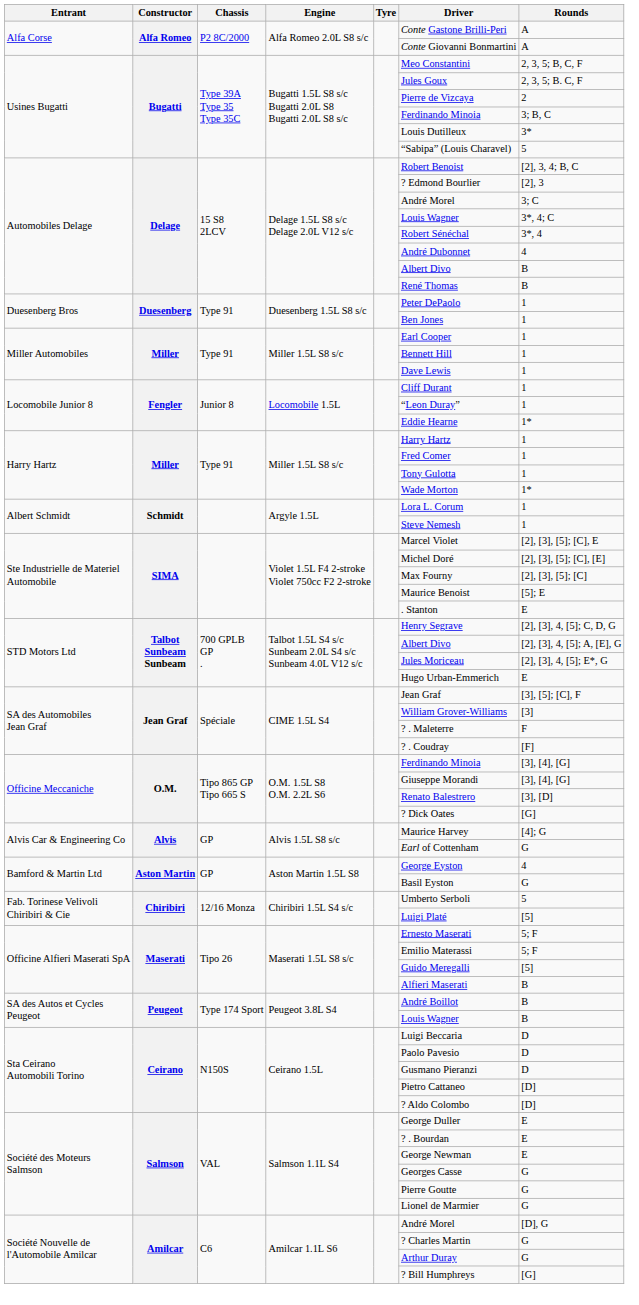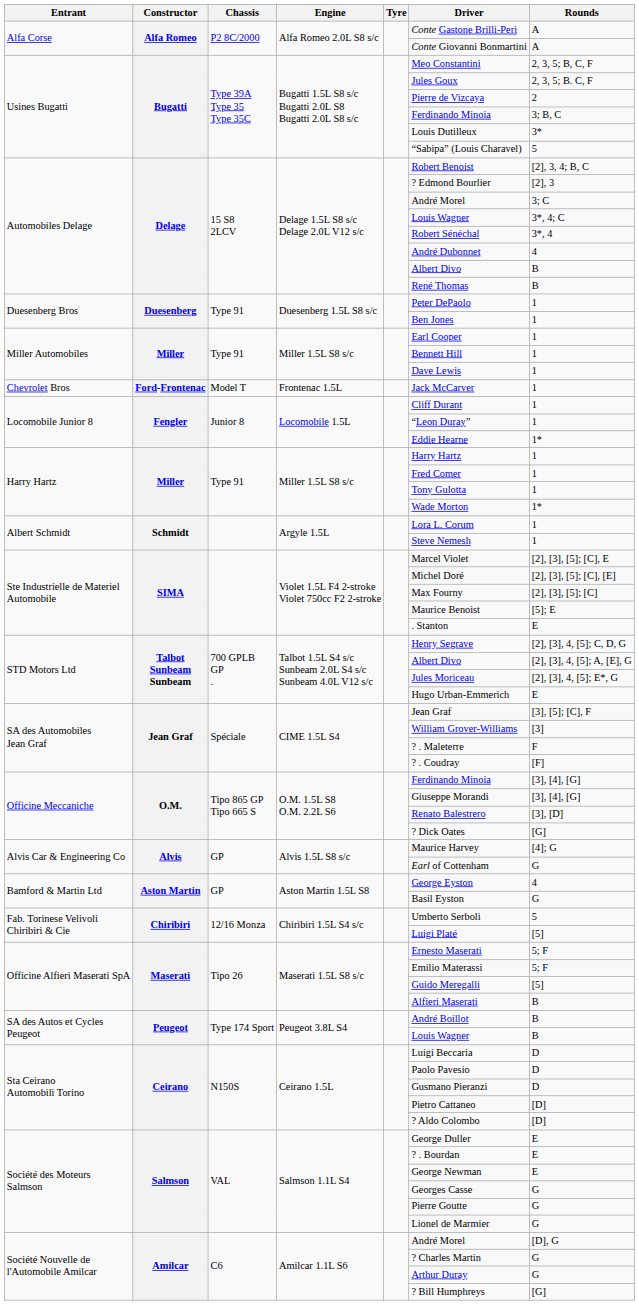+ row: (38, 387)
